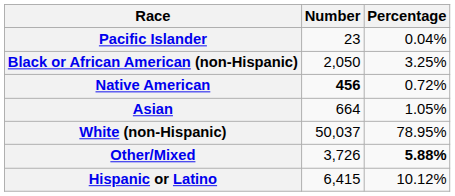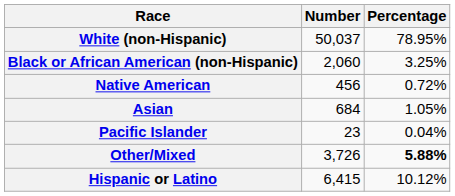rows swapped: (153, 132) <-> (153, 39)
(342, 62) 2,050 -> (342, 62) 2,060
(348, 86) bold -> (348, 86) normal
(348, 109) 664 -> (348, 109) 684
